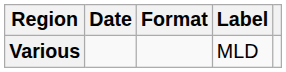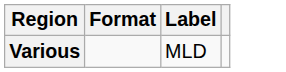- column: (111, 20)
